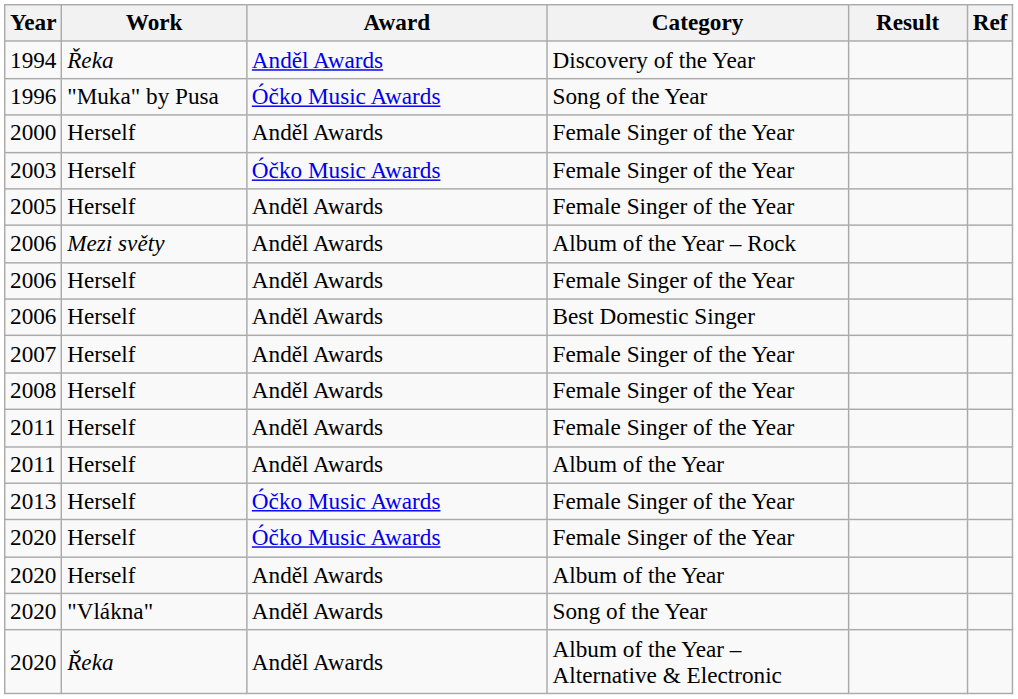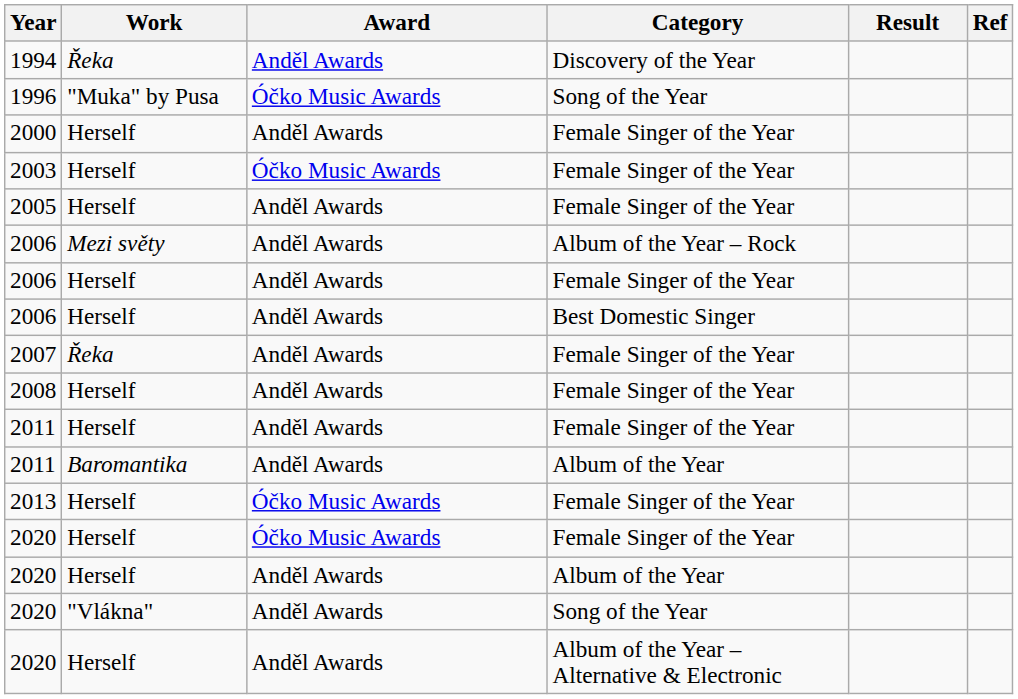(101, 354) Herself -> (90, 354) Řeka
(101, 464) Herself -> (127, 464) Baromantika
(90, 661) Řeka -> (101, 661) Herself
